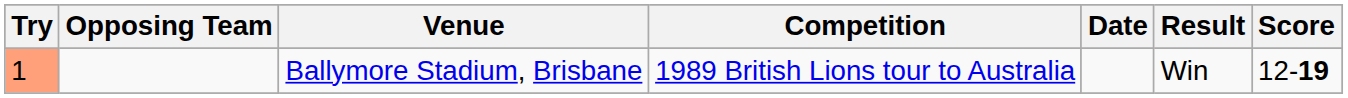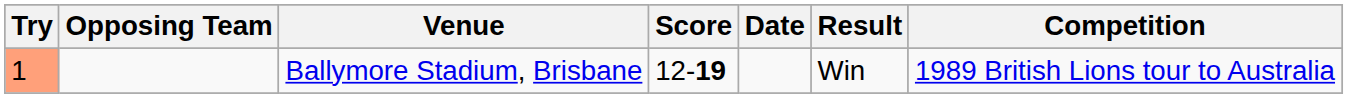columns swapped: (865, 26) <-> (1297, 26)
